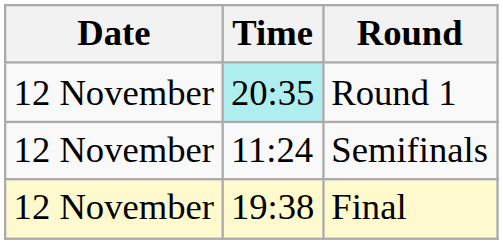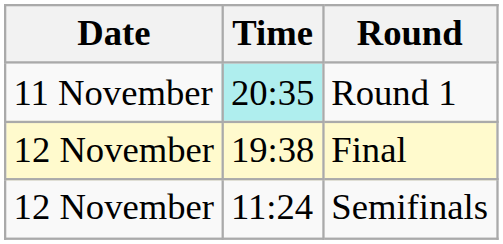(114, 91) 12 November -> (113, 91) 11 November
rows swapped: (410, 149) <-> (369, 207)
